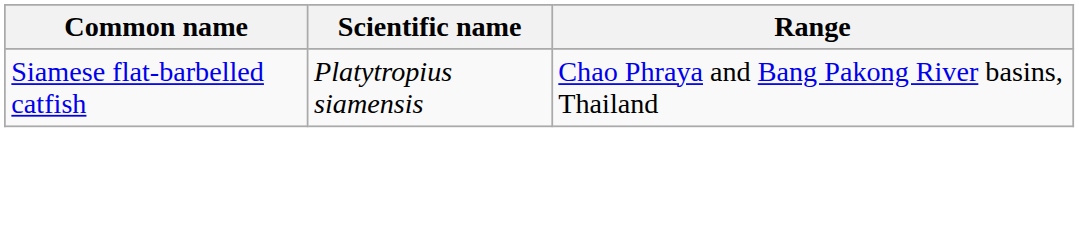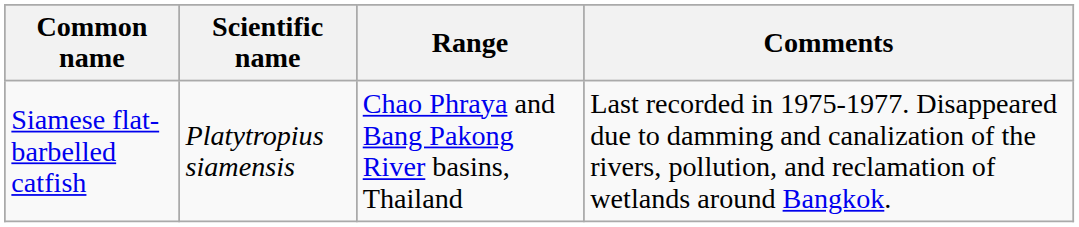+ column: (828, 42)
